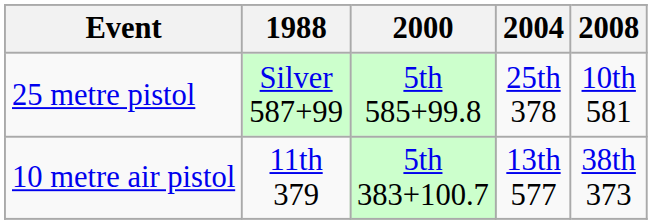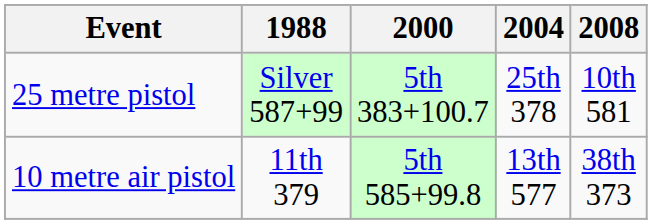(423, 94) 5th 585+99.8 -> (423, 94) 5th 383+100.7
(423, 177) 5th 383+100.7 -> (423, 177) 5th 585+99.8
